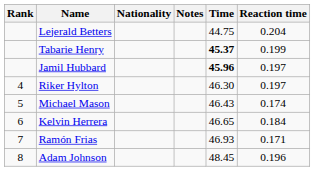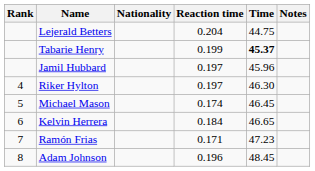columns swapped: (273, 13) <-> (190, 13)
(222, 67) bold -> (262, 67) normal
(222, 103) 46.43 -> (262, 103) 46.45
(222, 139) 46.93 -> (262, 139) 47.23
